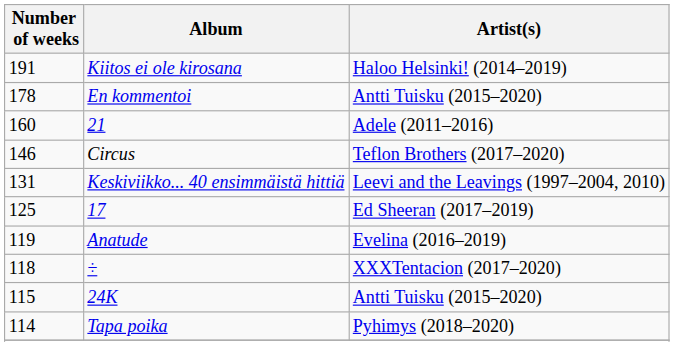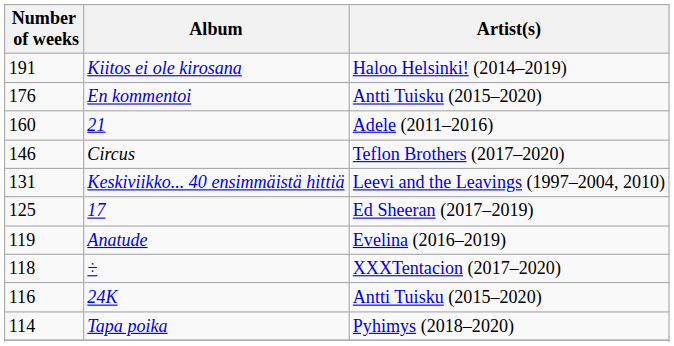(22, 96) 178 -> (22, 96) 176
(22, 297) 115 -> (22, 297) 116
